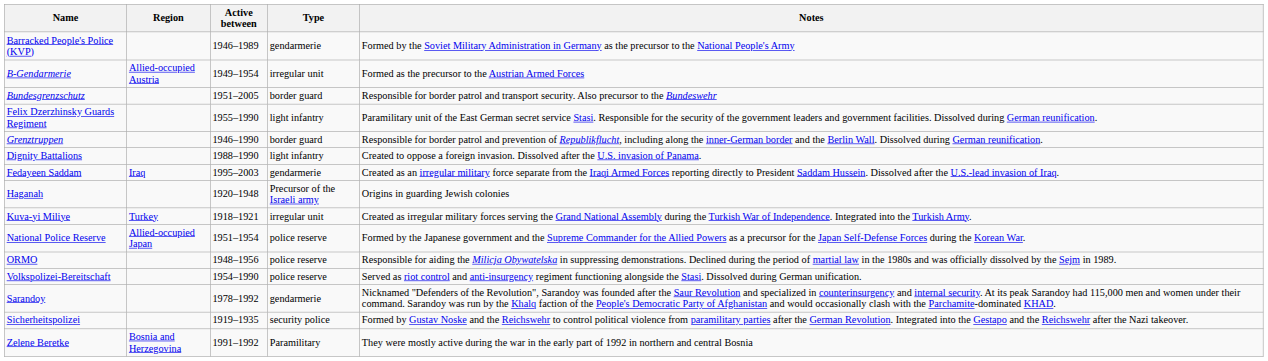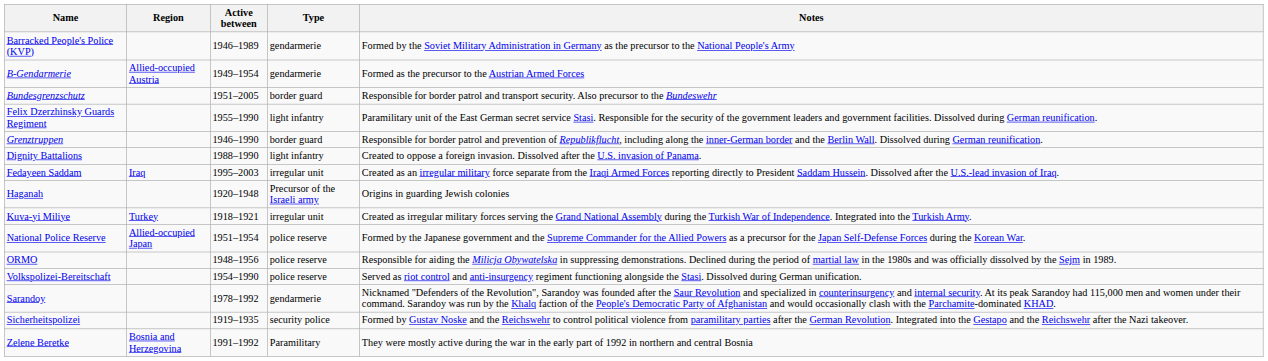(297, 73) irregular unit -> (295, 73) gendarmerie
(295, 172) gendarmerie -> (297, 172) irregular unit
